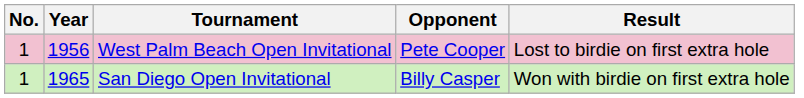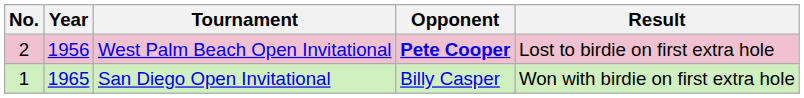(24, 49) 1 -> (24, 49) 2
(453, 49) normal -> (455, 49) bold
